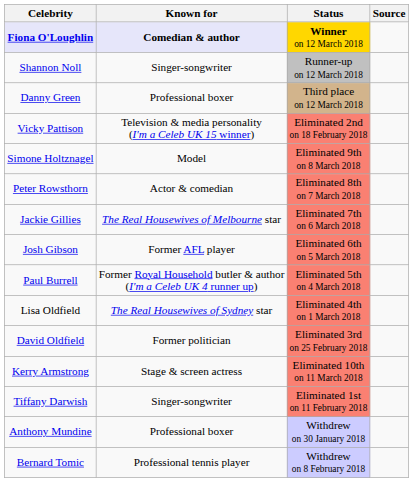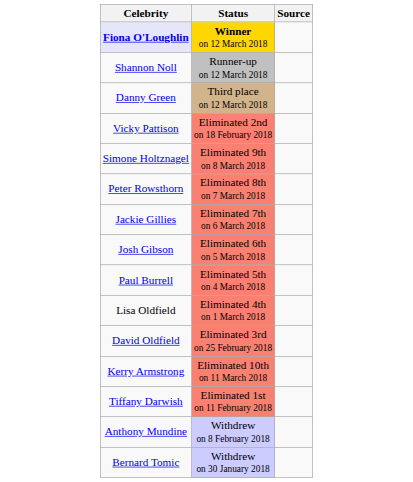- column: (192, 13)
(329, 432) Withdrew on 30 January 2018 -> (233, 432) Withdrew on 8 February 2018
(329, 462) Withdrew on 8 February 2018 -> (233, 462) Withdrew on 30 January 2018
